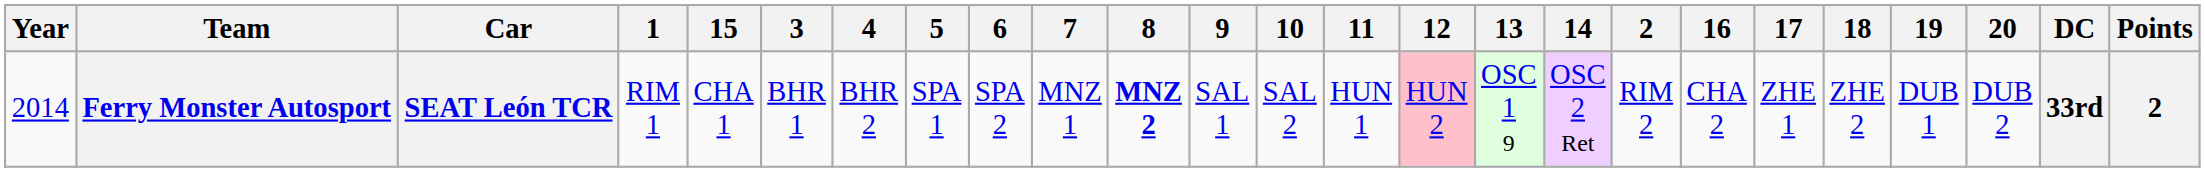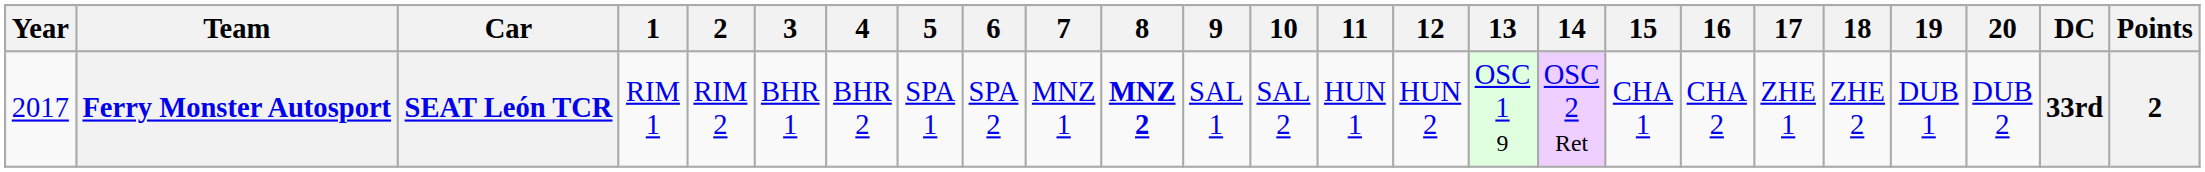columns swapped: (1646, 27) <-> (724, 27)
(40, 108) 2014 -> (40, 108) 2017
(1437, 108) pink background -> (1430, 108) no background
